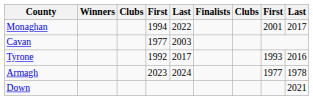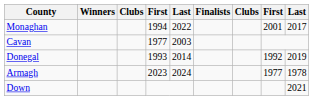+ row: (23, 57)
- row: (20, 57)
